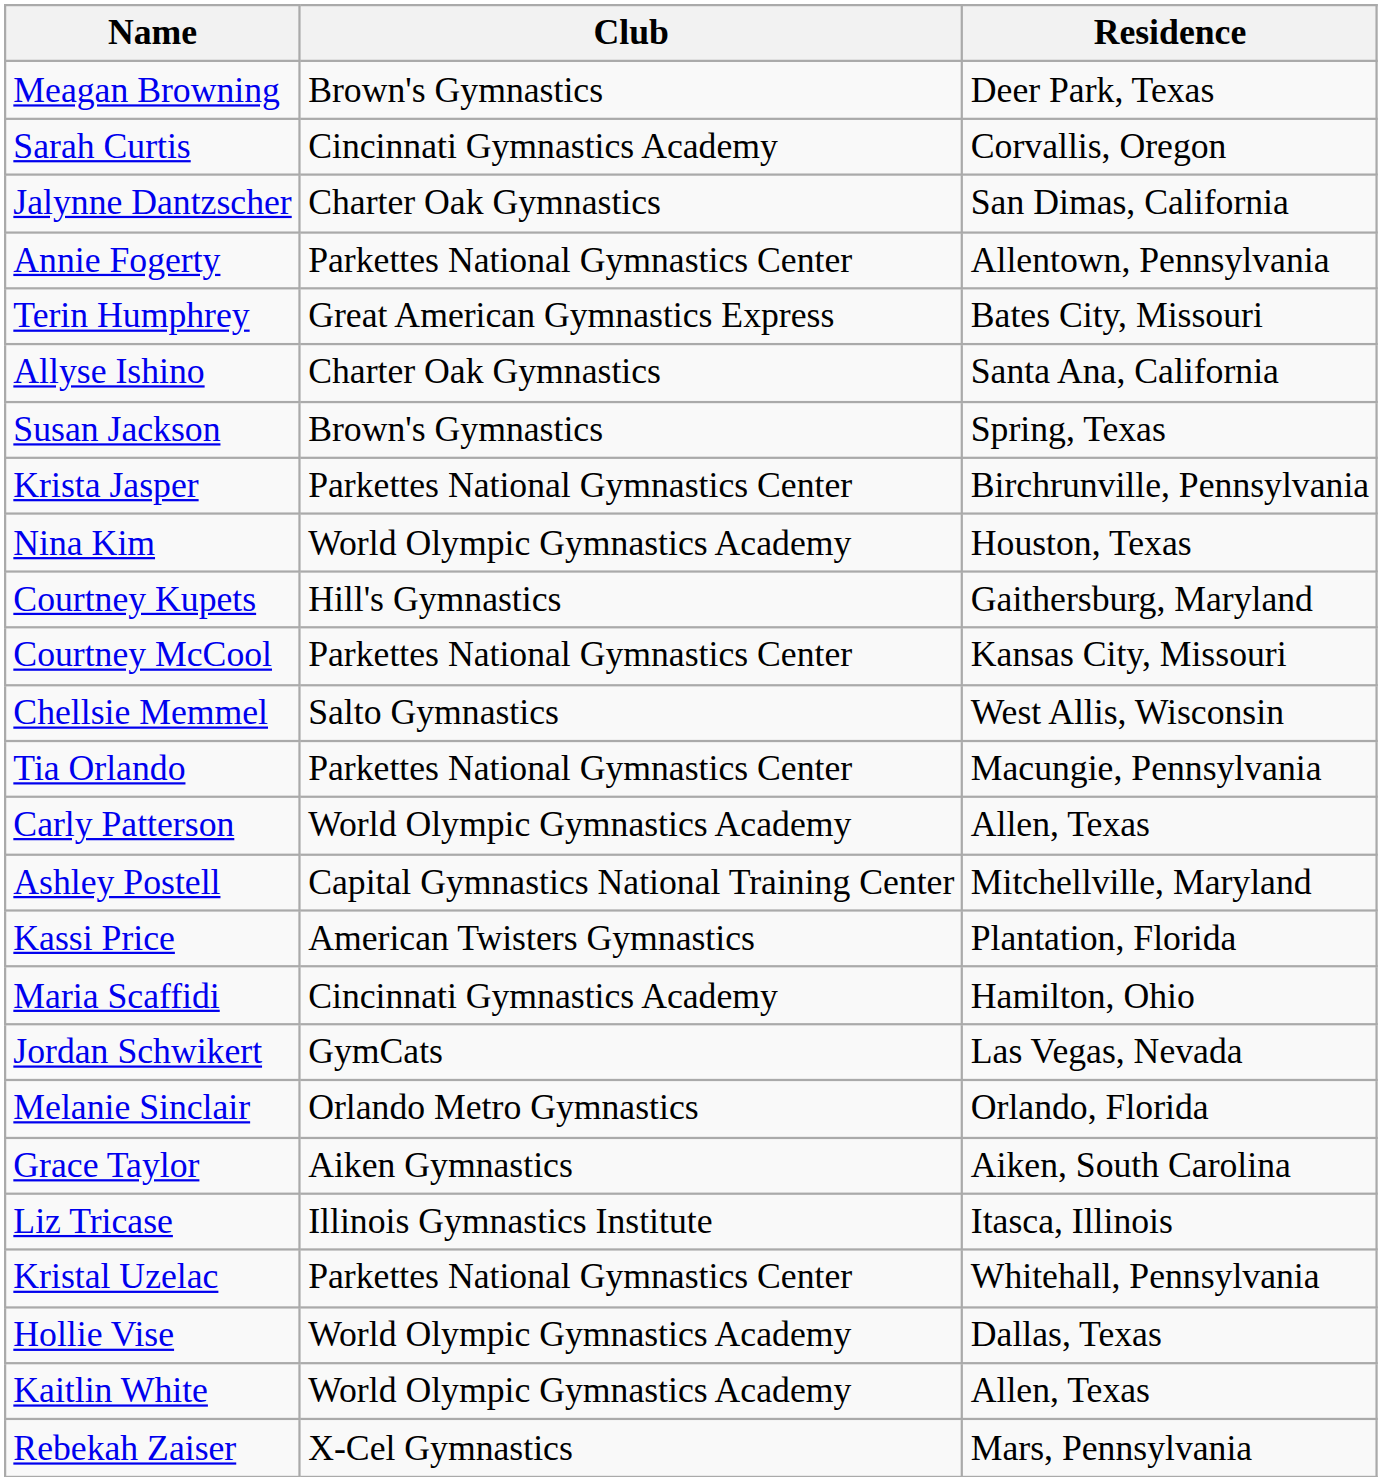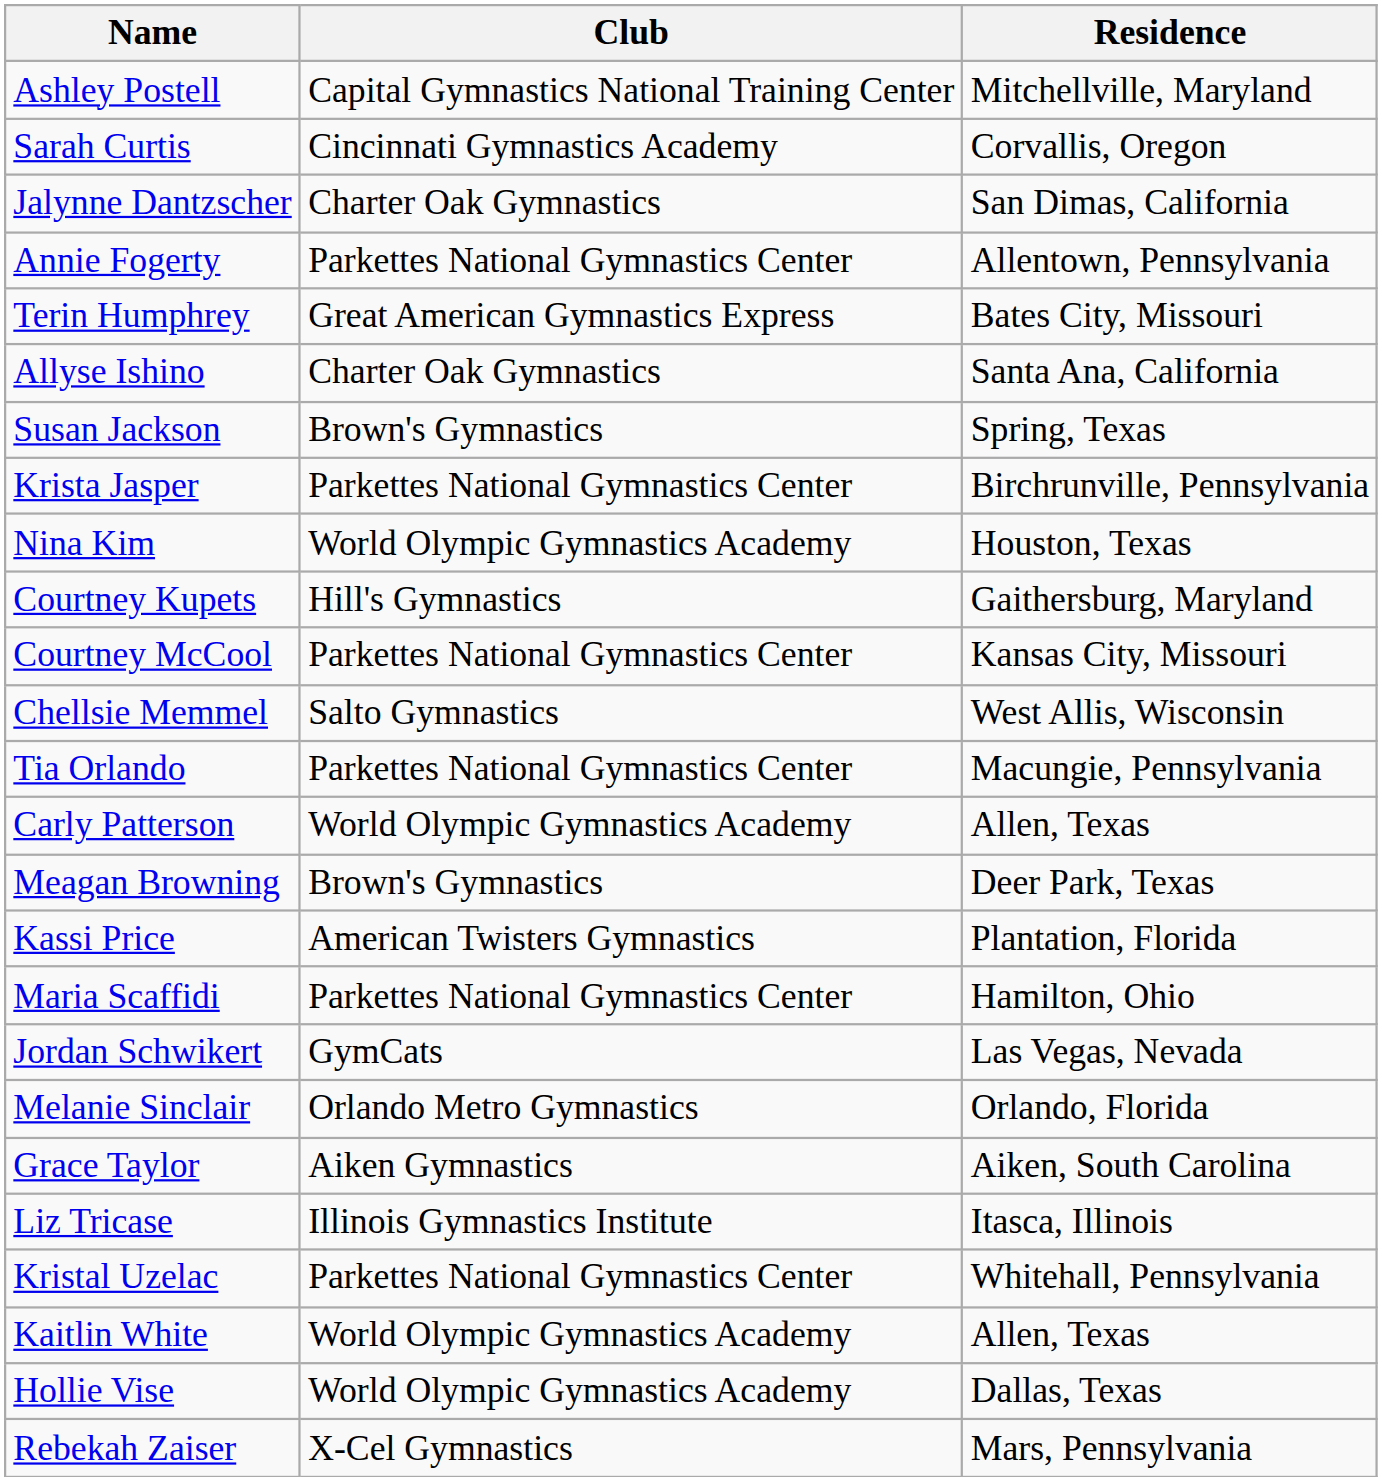rows swapped: (147, 89) <-> (117, 881)
(543, 994) Cincinnati Gymnastics Academy -> (580, 994) Parkettes National Gymnastics Center
rows swapped: (94, 1334) <-> (111, 1390)
